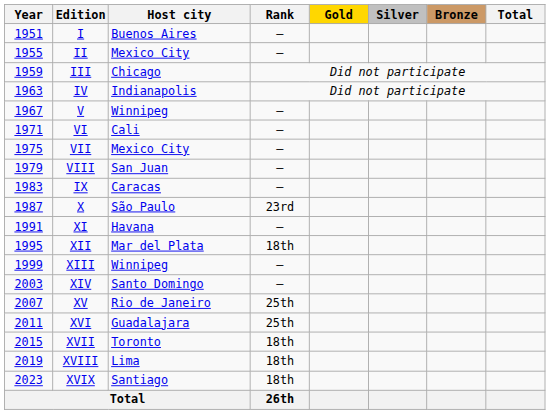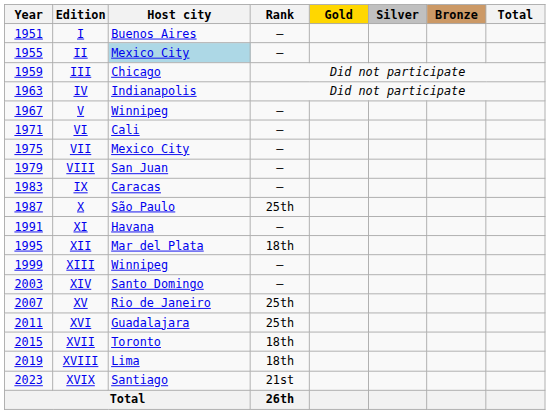(150, 53) no background -> (150, 53) lightblue background
(280, 207) 23rd -> (280, 207) 25th
(280, 380) 18th -> (280, 380) 21st
